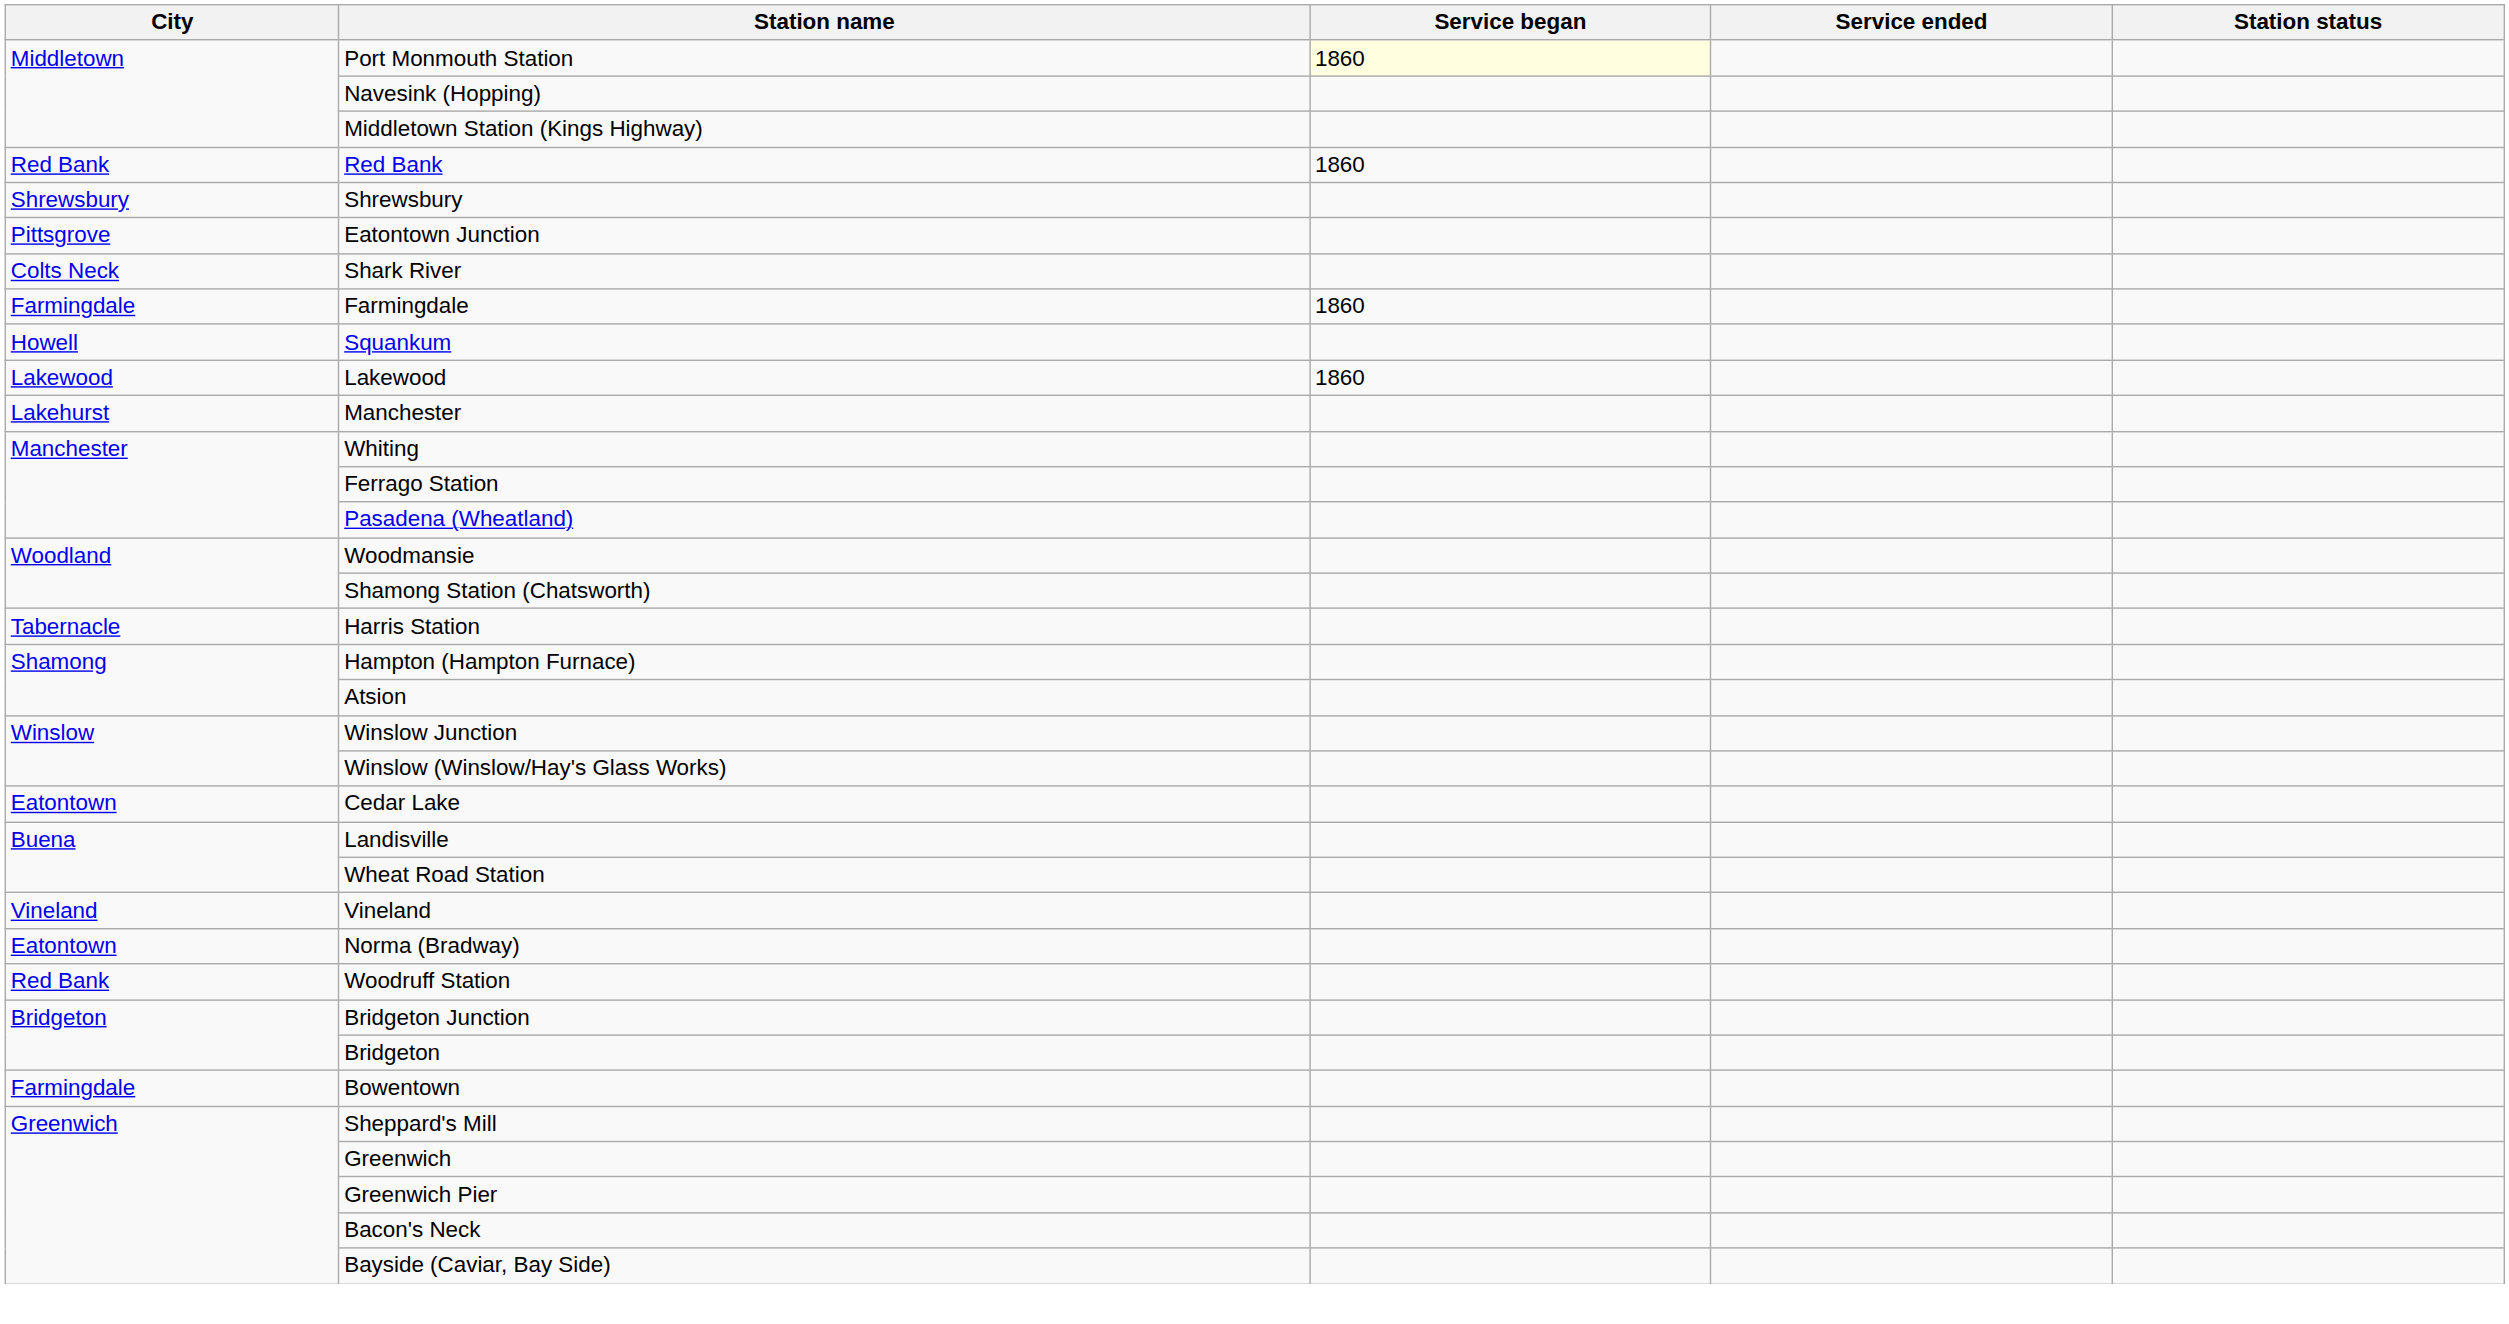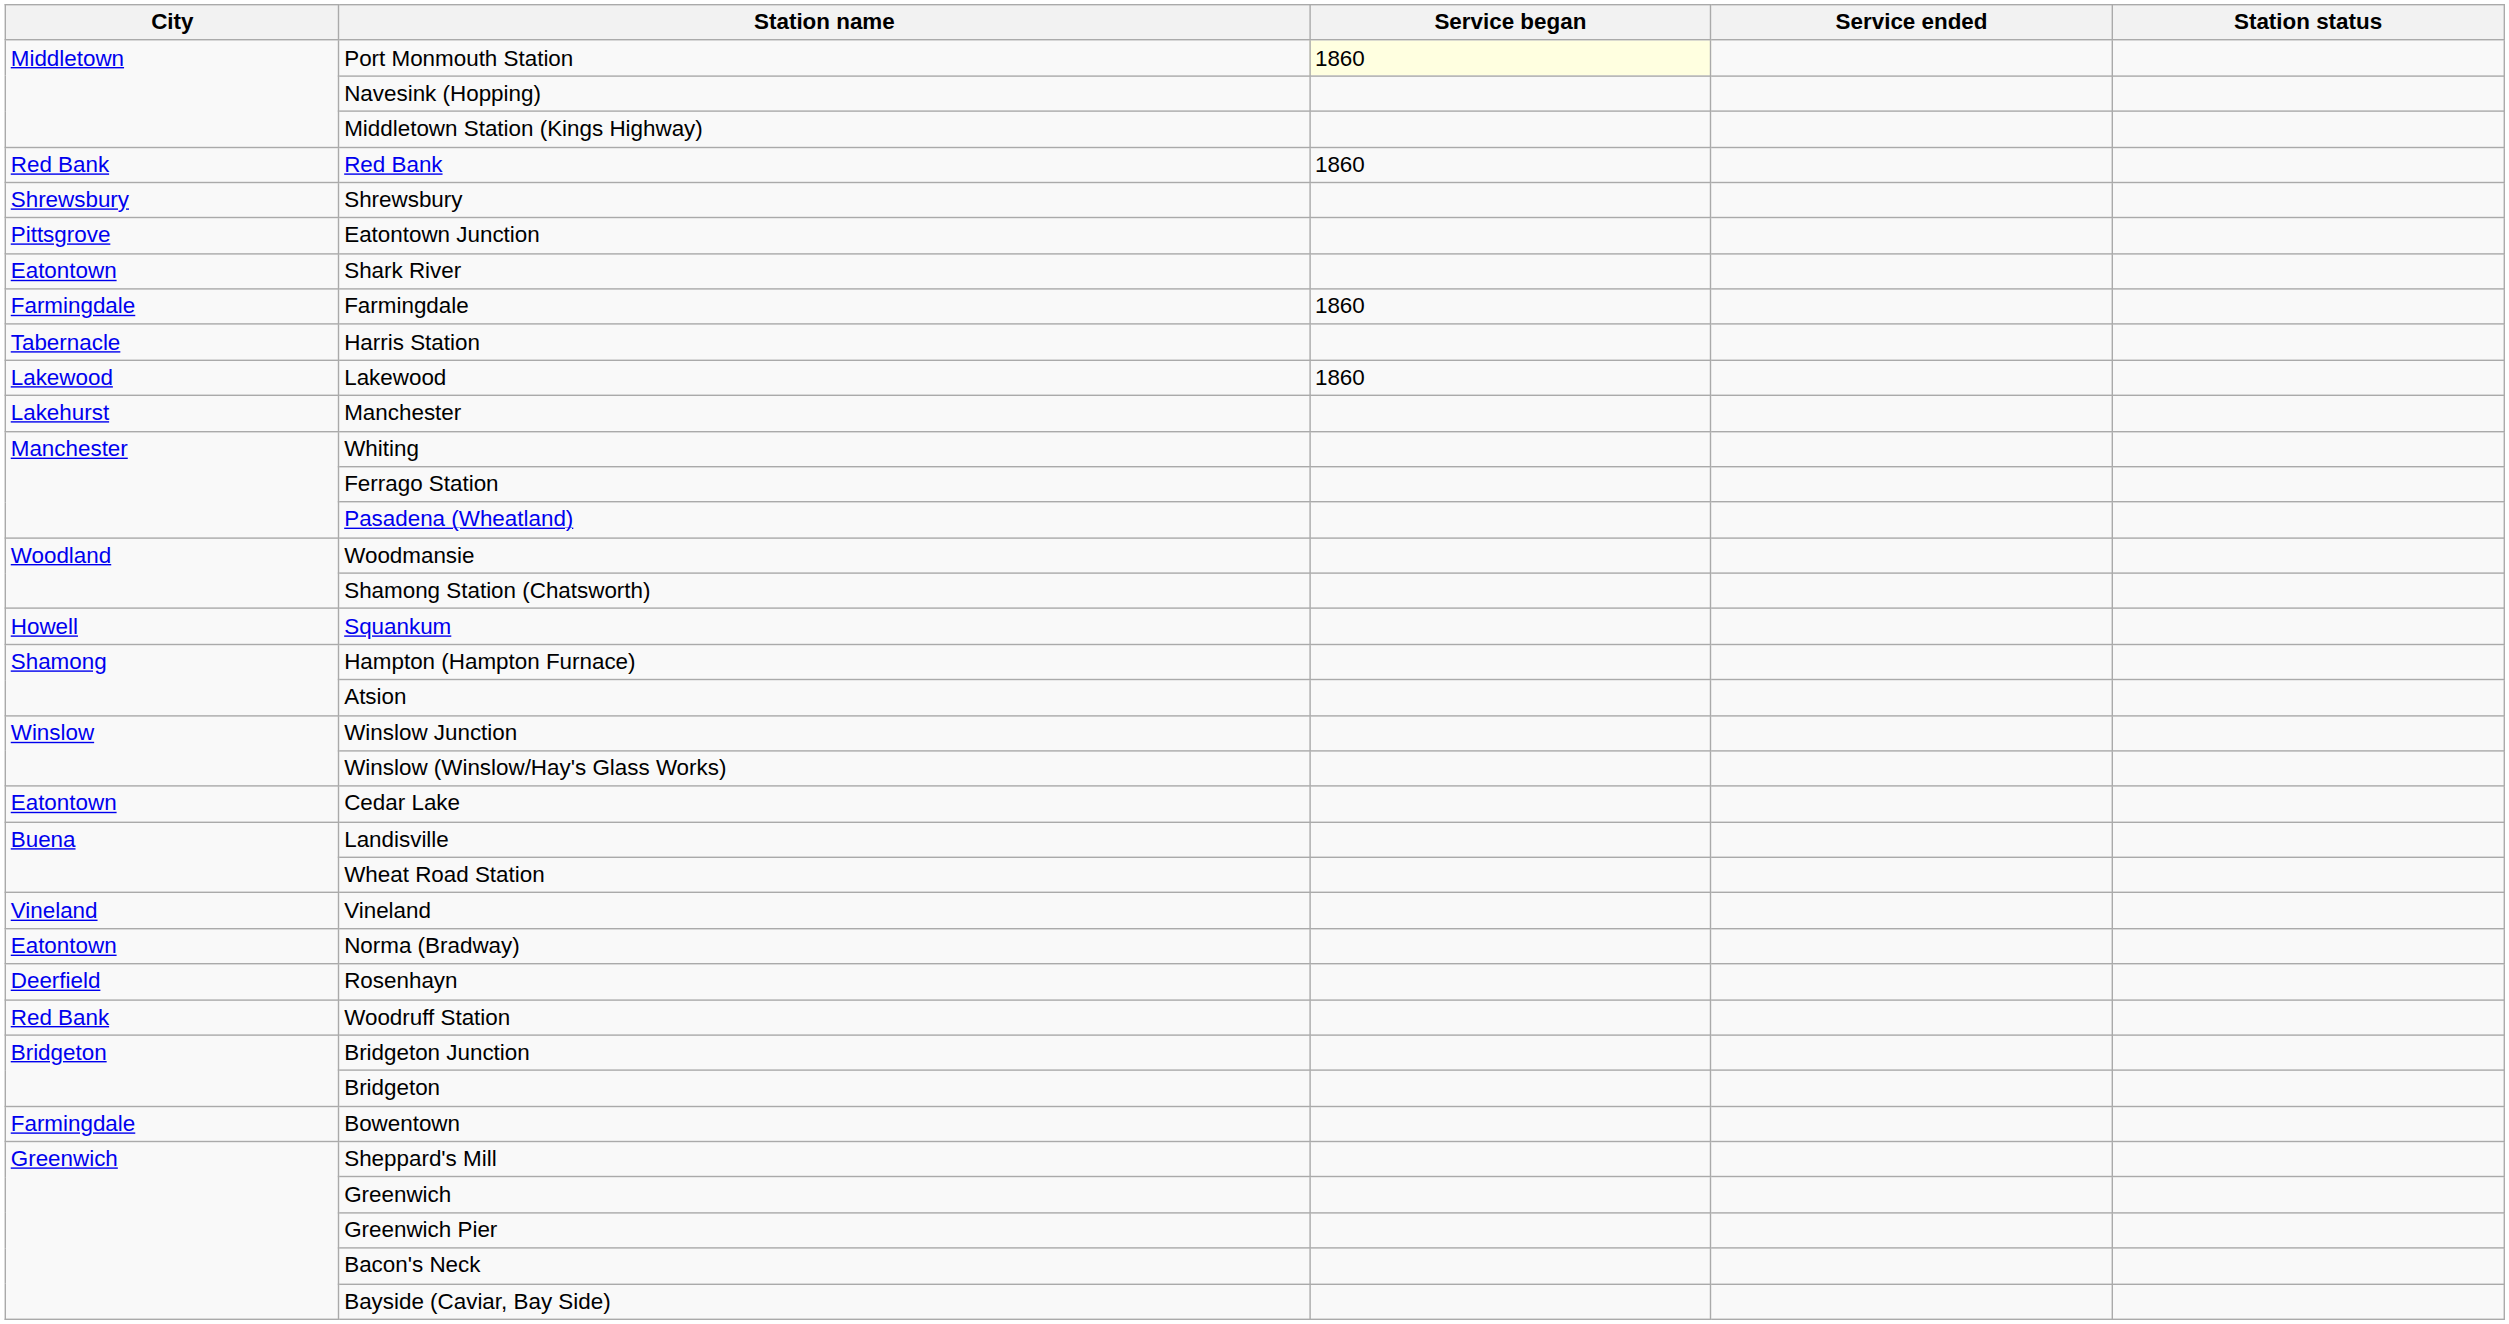(65, 270) Colts Neck -> (64, 270) Eatontown
rows swapped: (398, 341) <-> (412, 626)
+ row: (401, 981)
